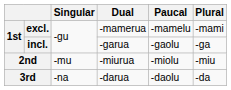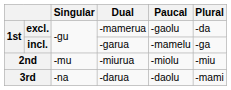(171, 28) -mamelu -> (165, 28) -gaolu
(210, 28) -mami -> (203, 28) -da
(165, 45) -gaolu -> (171, 45) -mamelu
(203, 77) -da -> (210, 77) -mami
